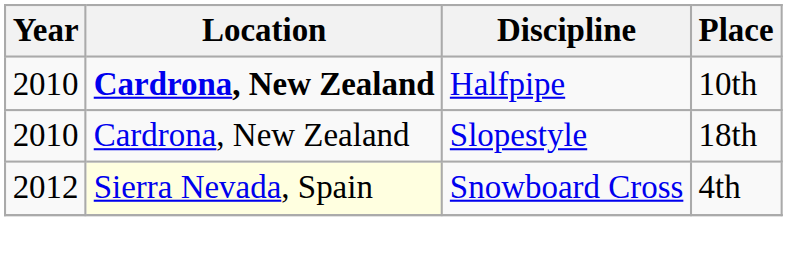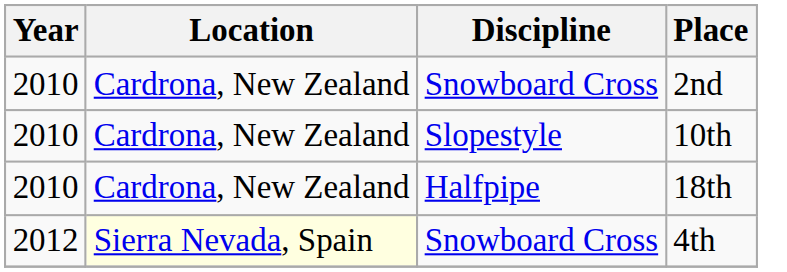+ row: (698, 82)
(264, 82) bold -> (252, 135) normal
(508, 82) Halfpipe -> (493, 135) Slopestyle
(519, 135) Slopestyle -> (482, 187) Halfpipe
